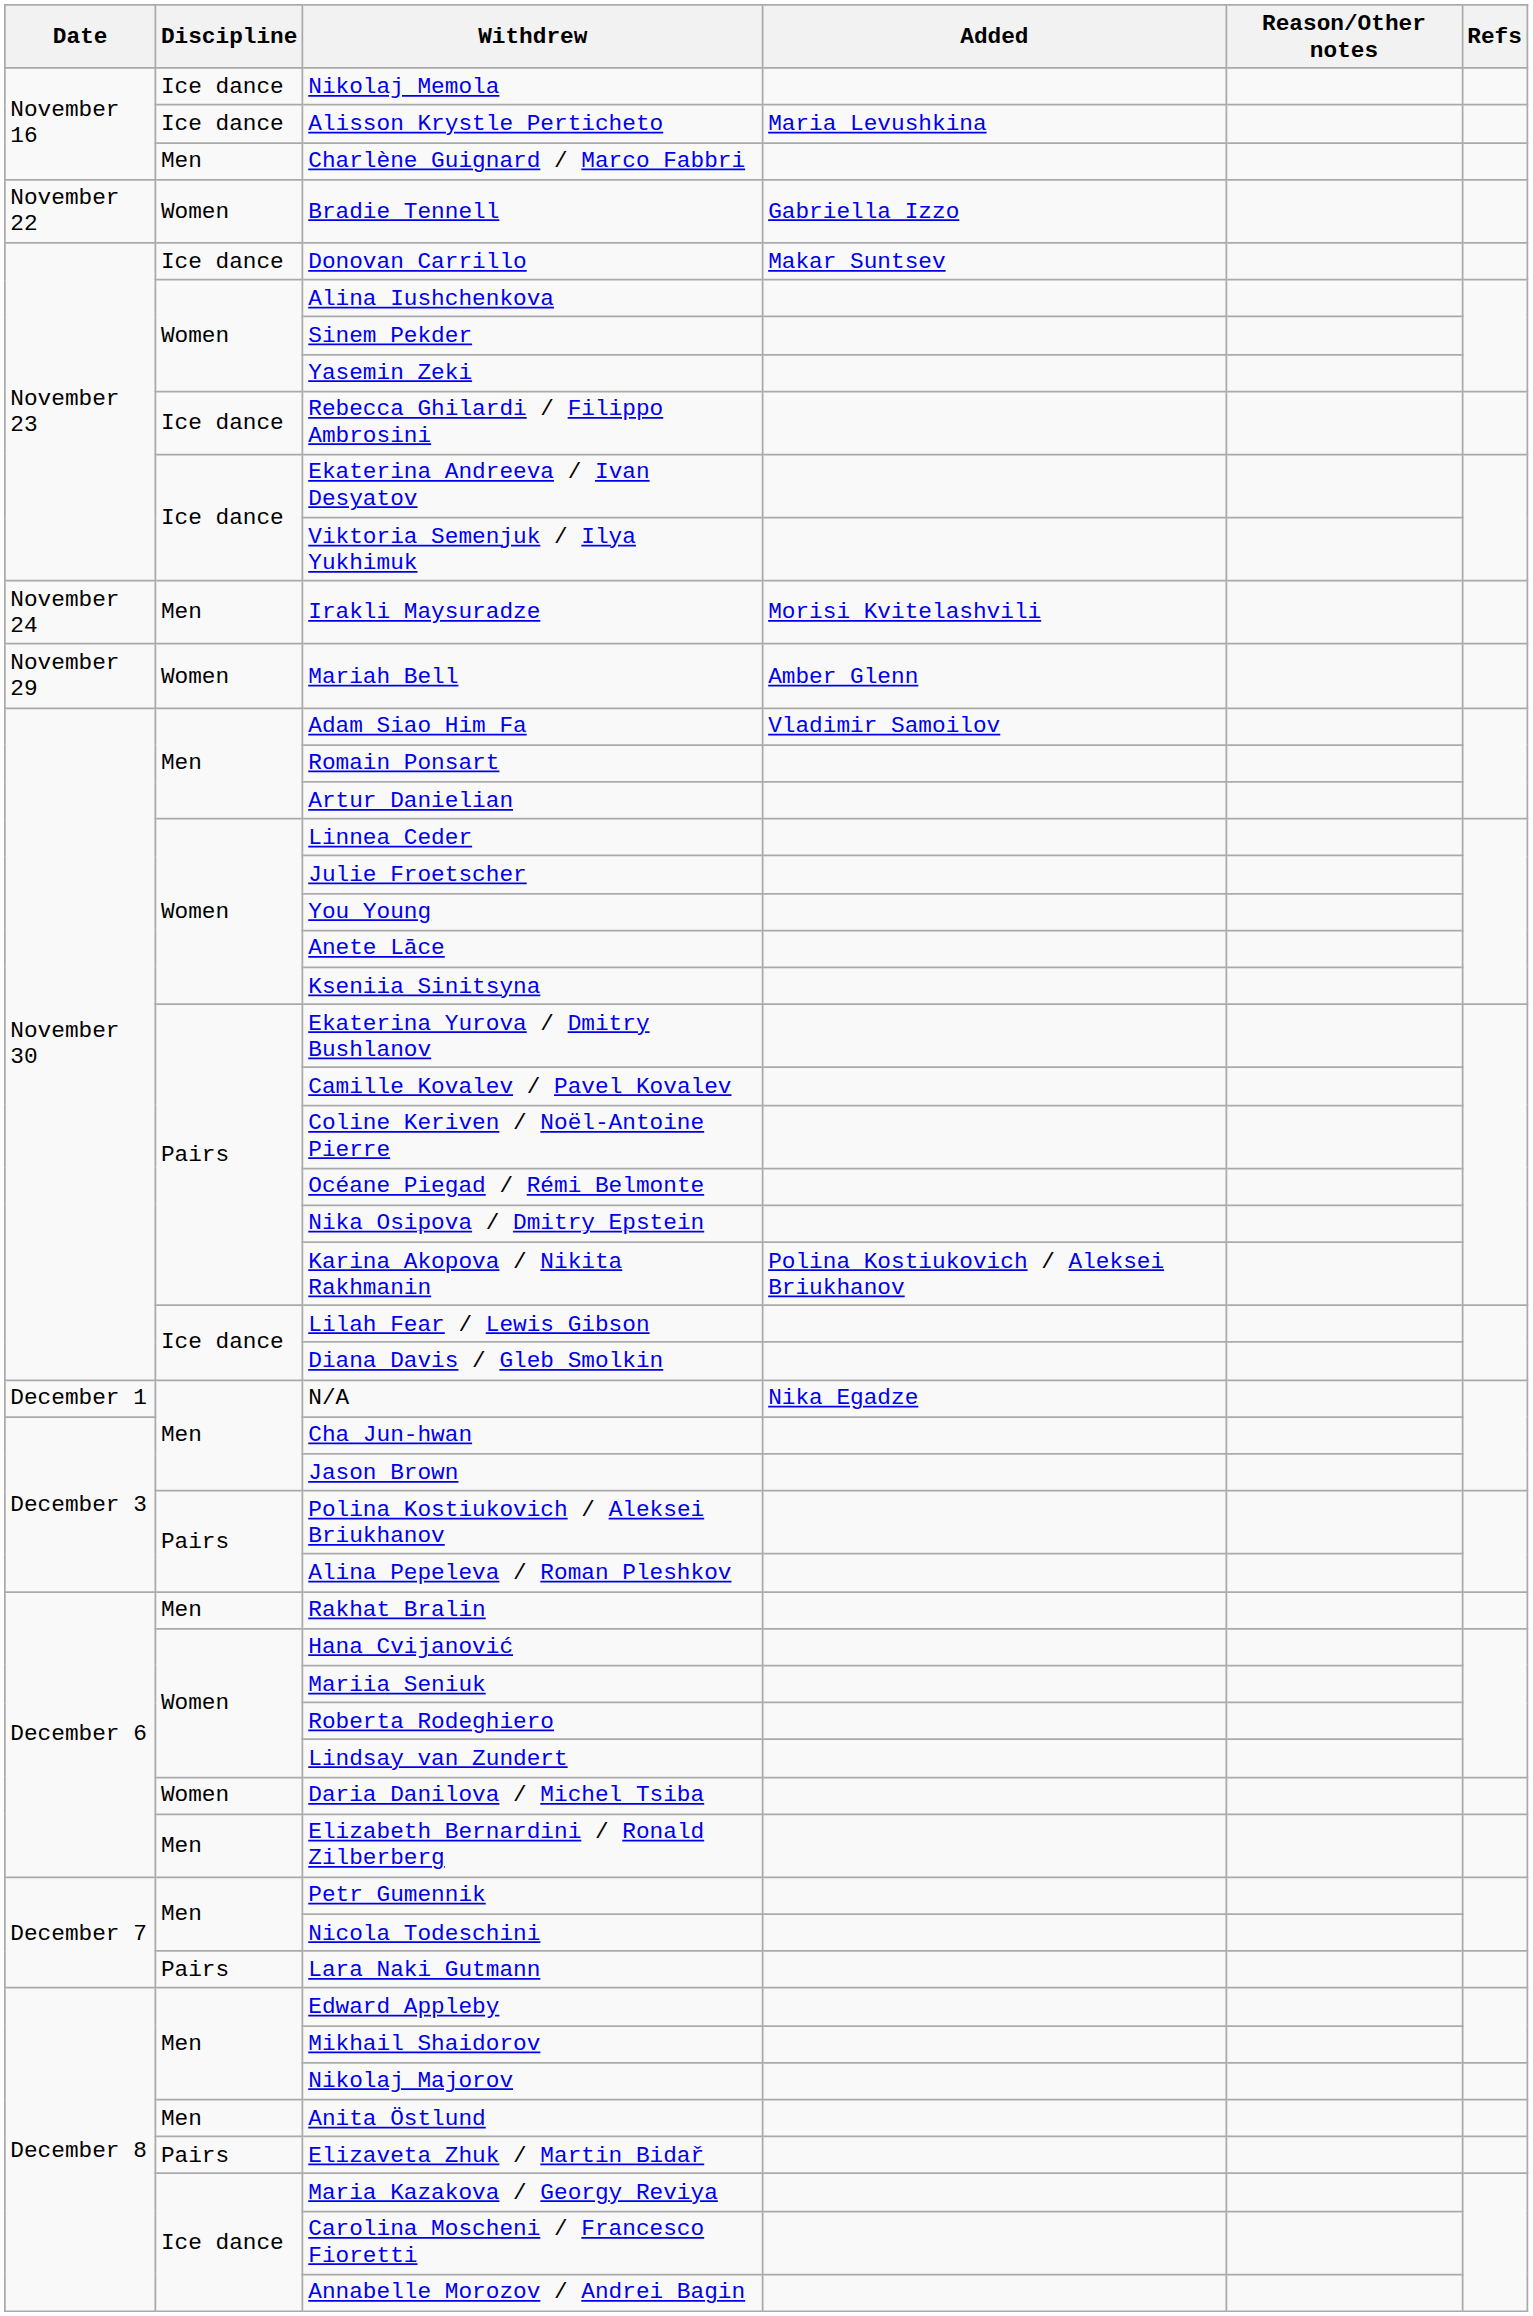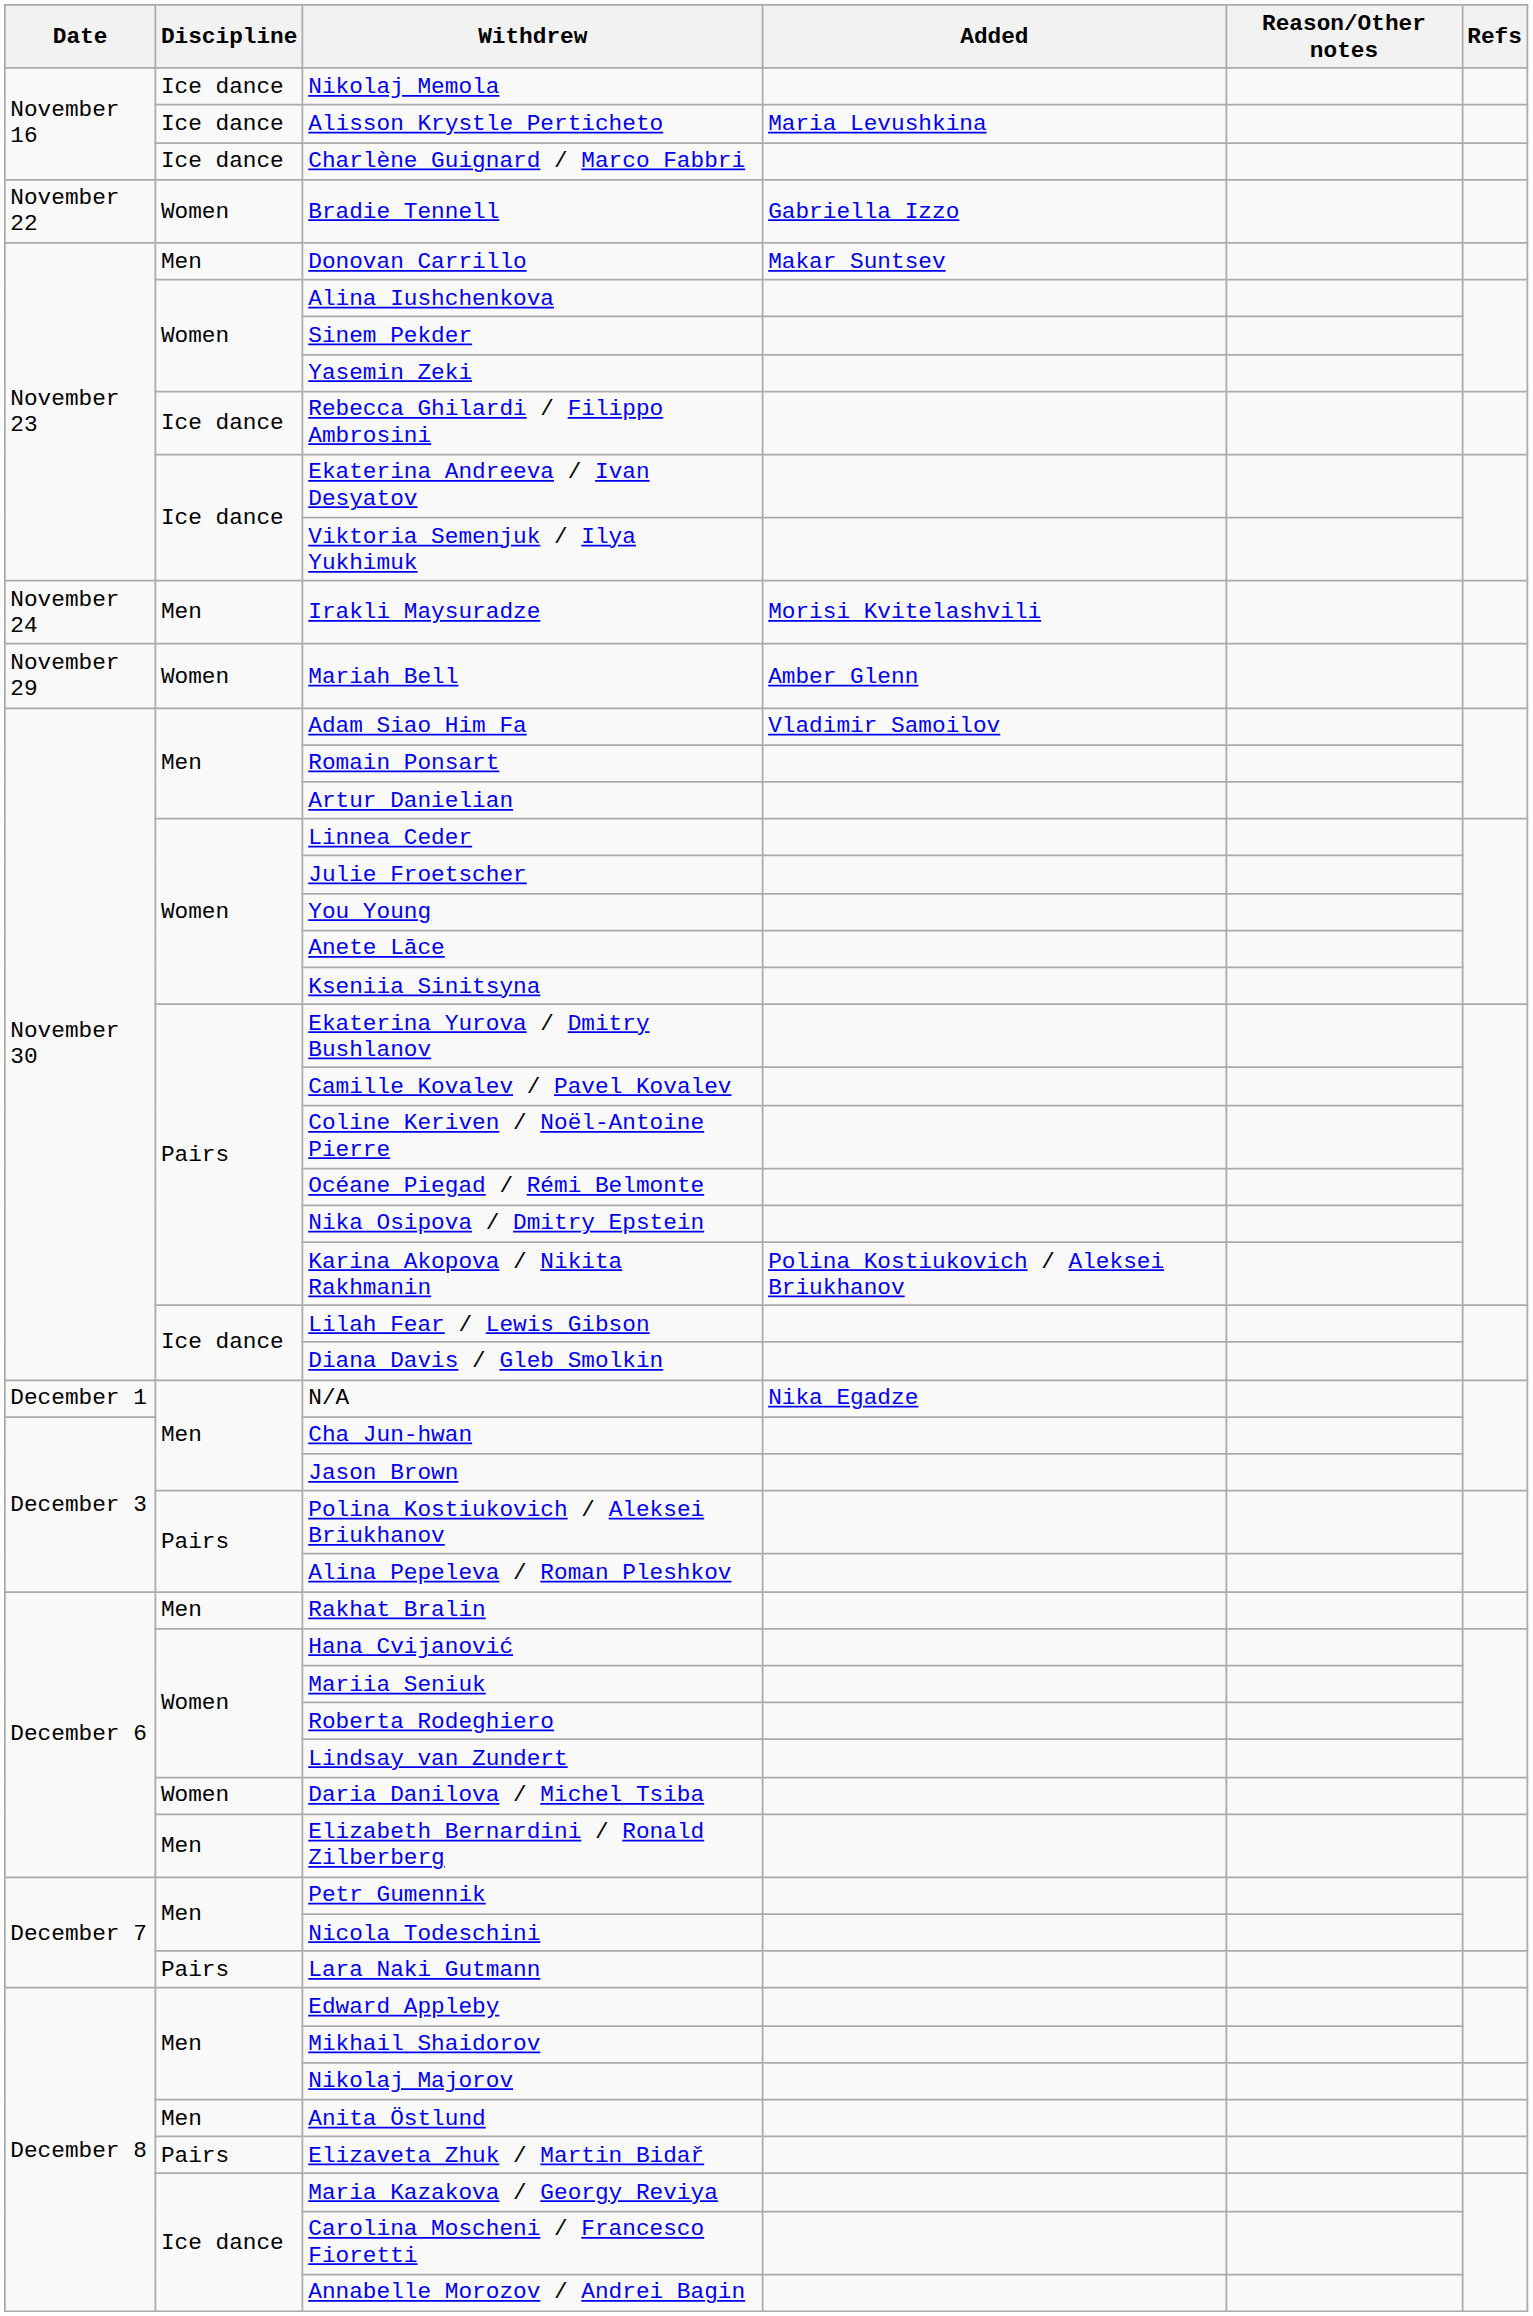(181, 161) Men -> (222, 161) Ice dance
(222, 261) Ice dance -> (181, 261) Men
